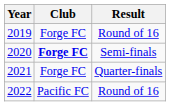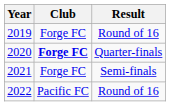(128, 52) Semi-finals -> (128, 52) Quarter-finals
(128, 71) Quarter-finals -> (128, 71) Semi-finals
